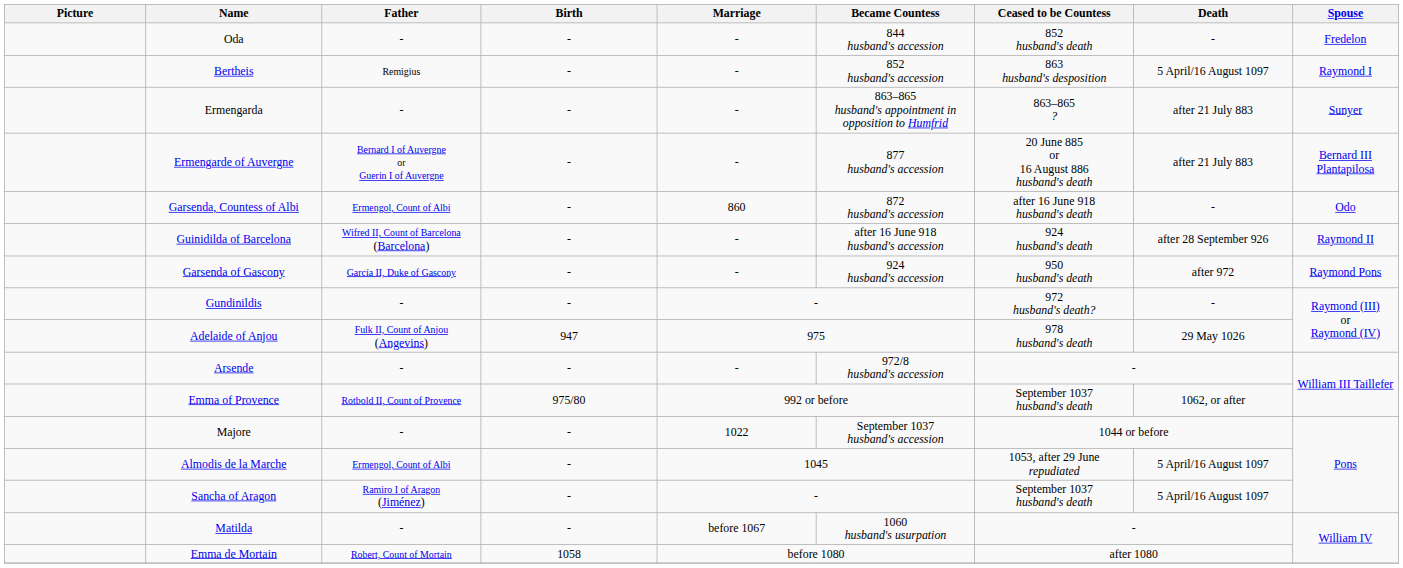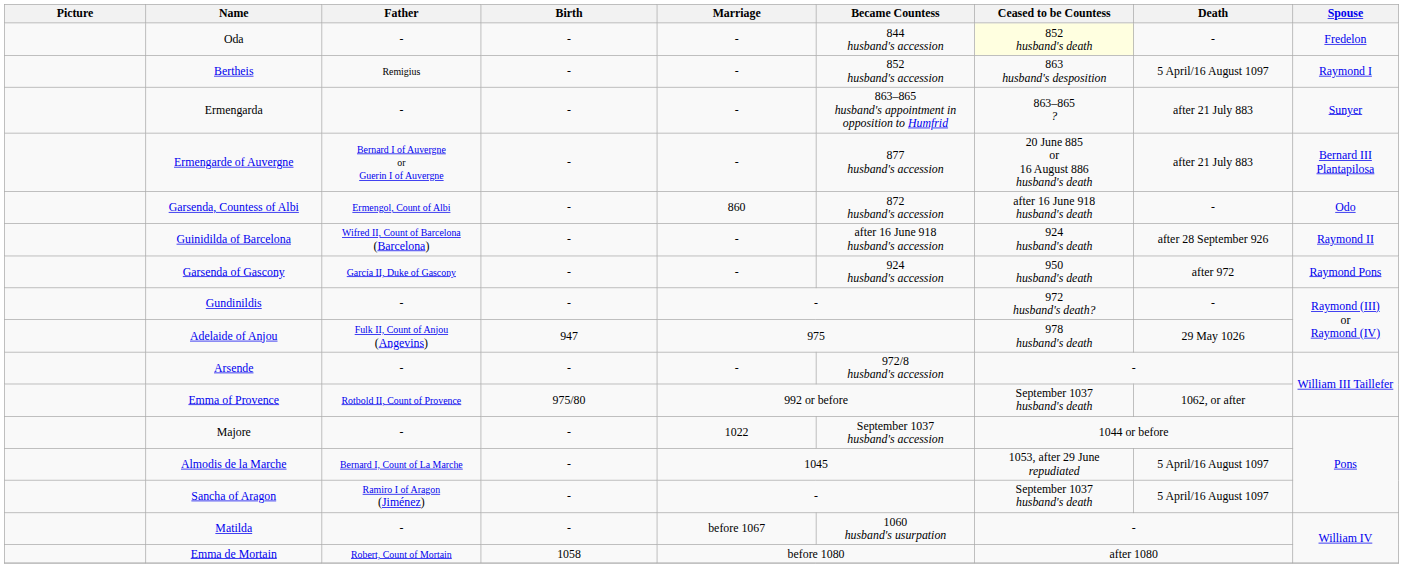(1054, 39) no background -> (1054, 39) lightyellow background
(401, 465) Ermengol, Count of Albi -> (401, 465) Bernard I, Count of La Marche
